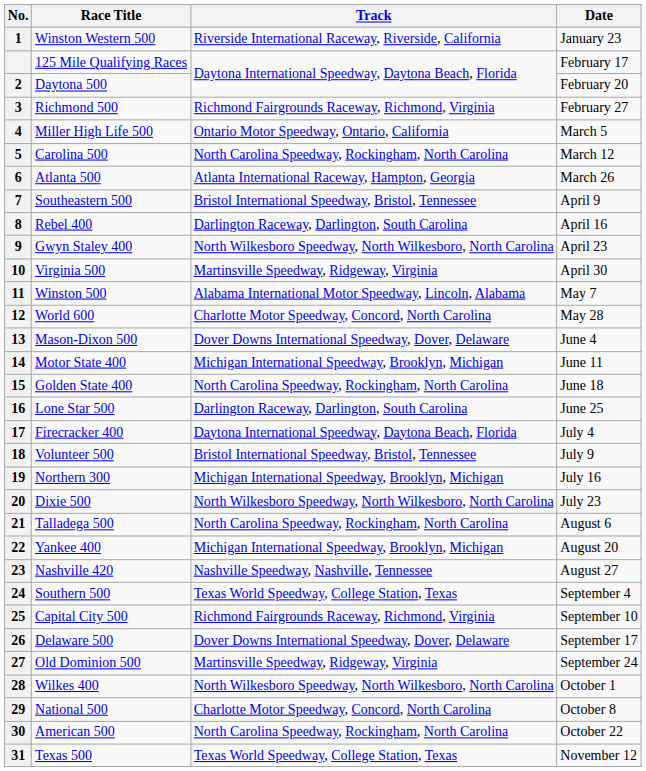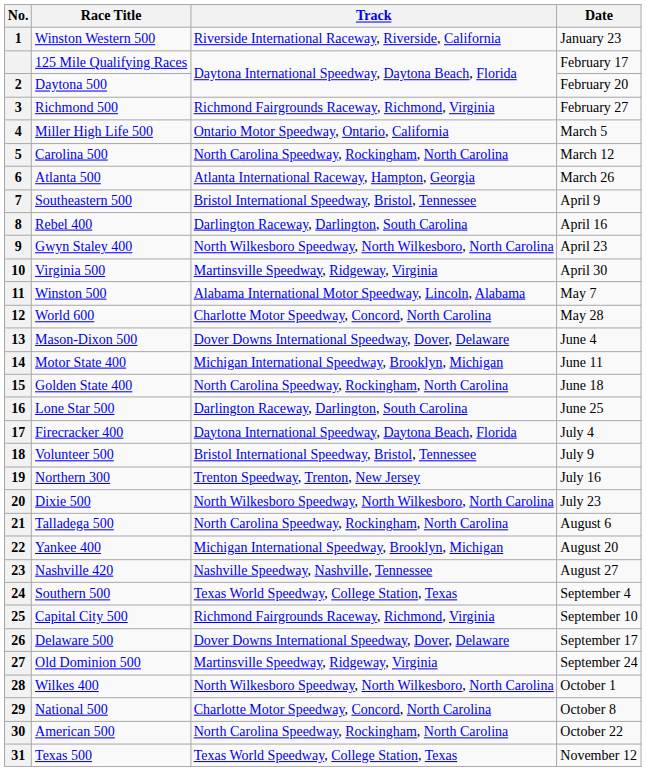(348, 477) Michigan International Speedway, Brooklyn, Michigan -> (307, 477) Trenton Speedway, Trenton, New Jersey
